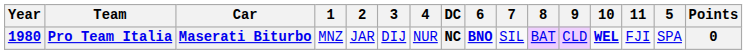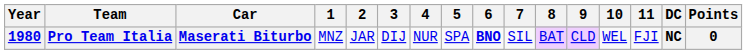columns swapped: (669, 16) <-> (453, 16)
(606, 38) bold -> (615, 38) normal
